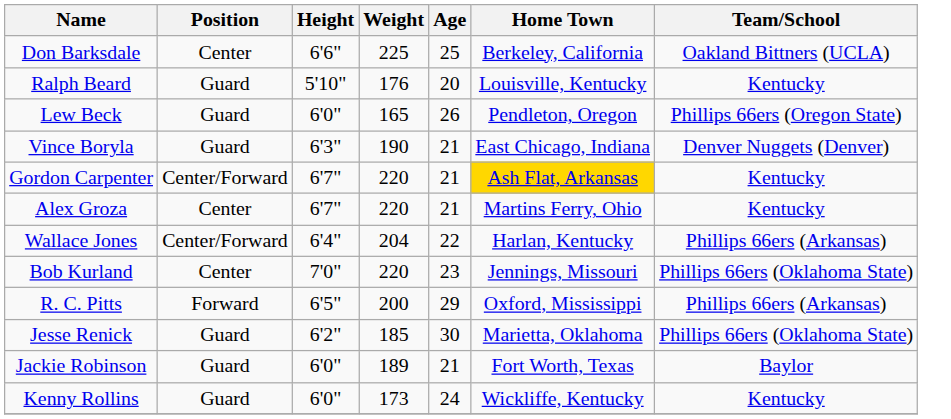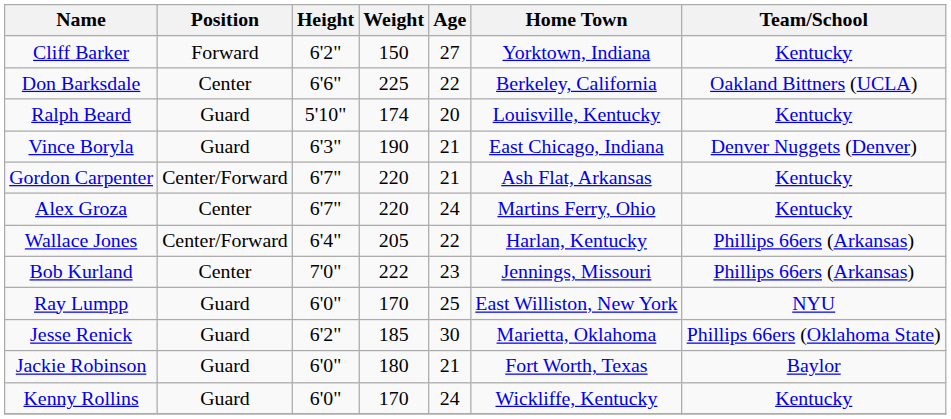+ row: (81, 51)
(450, 51) 25 -> (450, 83) 22
(394, 83) 176 -> (394, 114) 174
- row: (81, 114)
(563, 177) gold background -> (576, 177) no background
(450, 209) 21 -> (450, 209) 24
(394, 240) 204 -> (394, 240) 205
(394, 271) 220 -> (394, 271) 222
(786, 271) Phillips 66ers (Oklahoma State) -> (814, 271) Phillips 66ers (Arkansas)
+ row: (81, 303)
- row: (81, 303)
(394, 366) 189 -> (394, 366) 180
(394, 397) 173 -> (394, 397) 170
